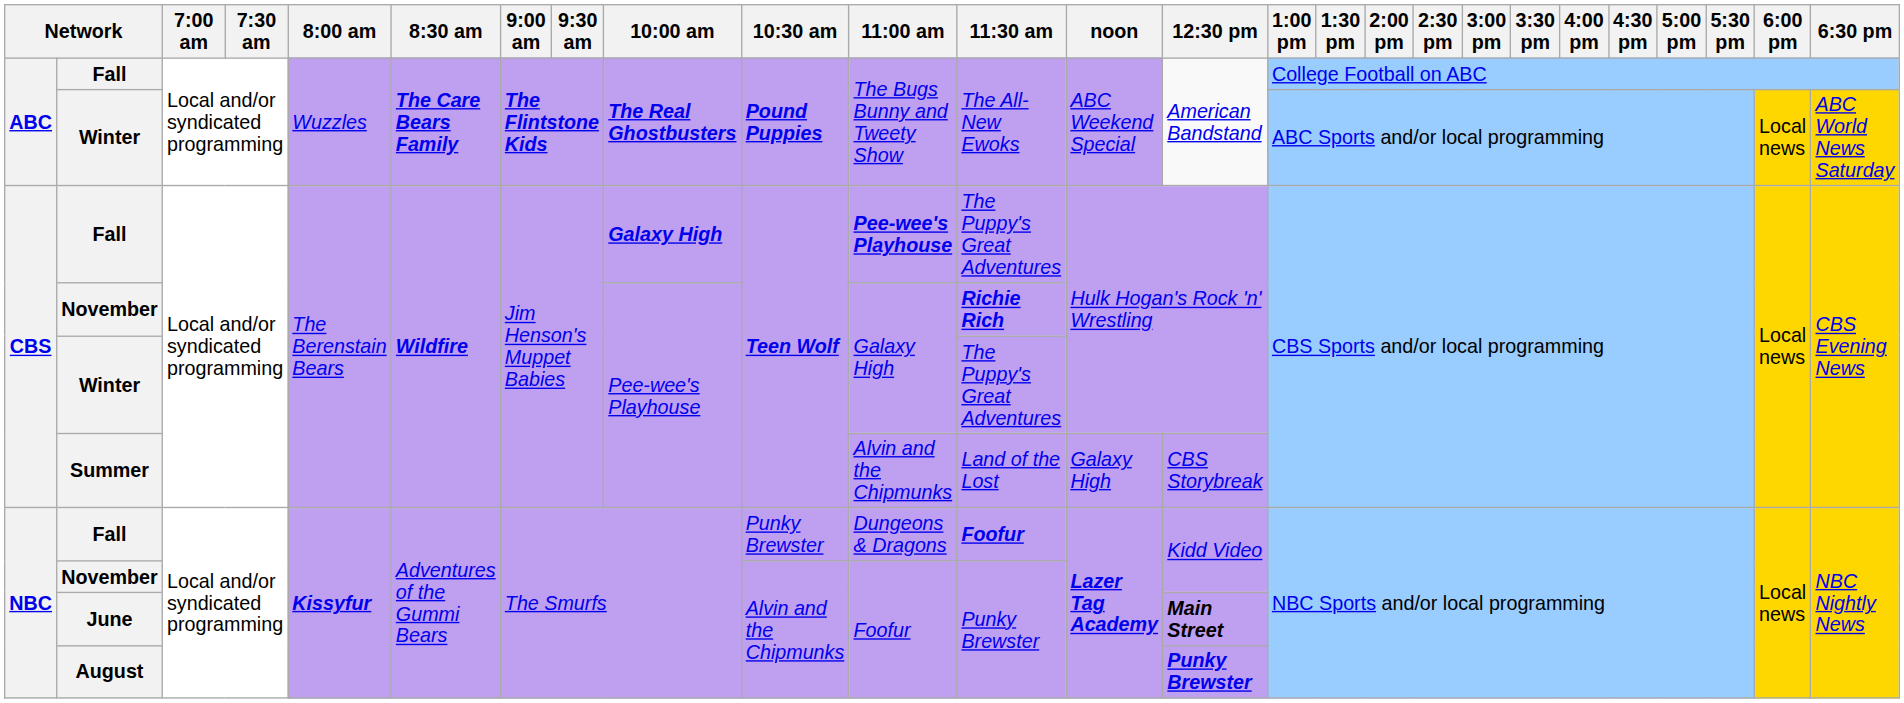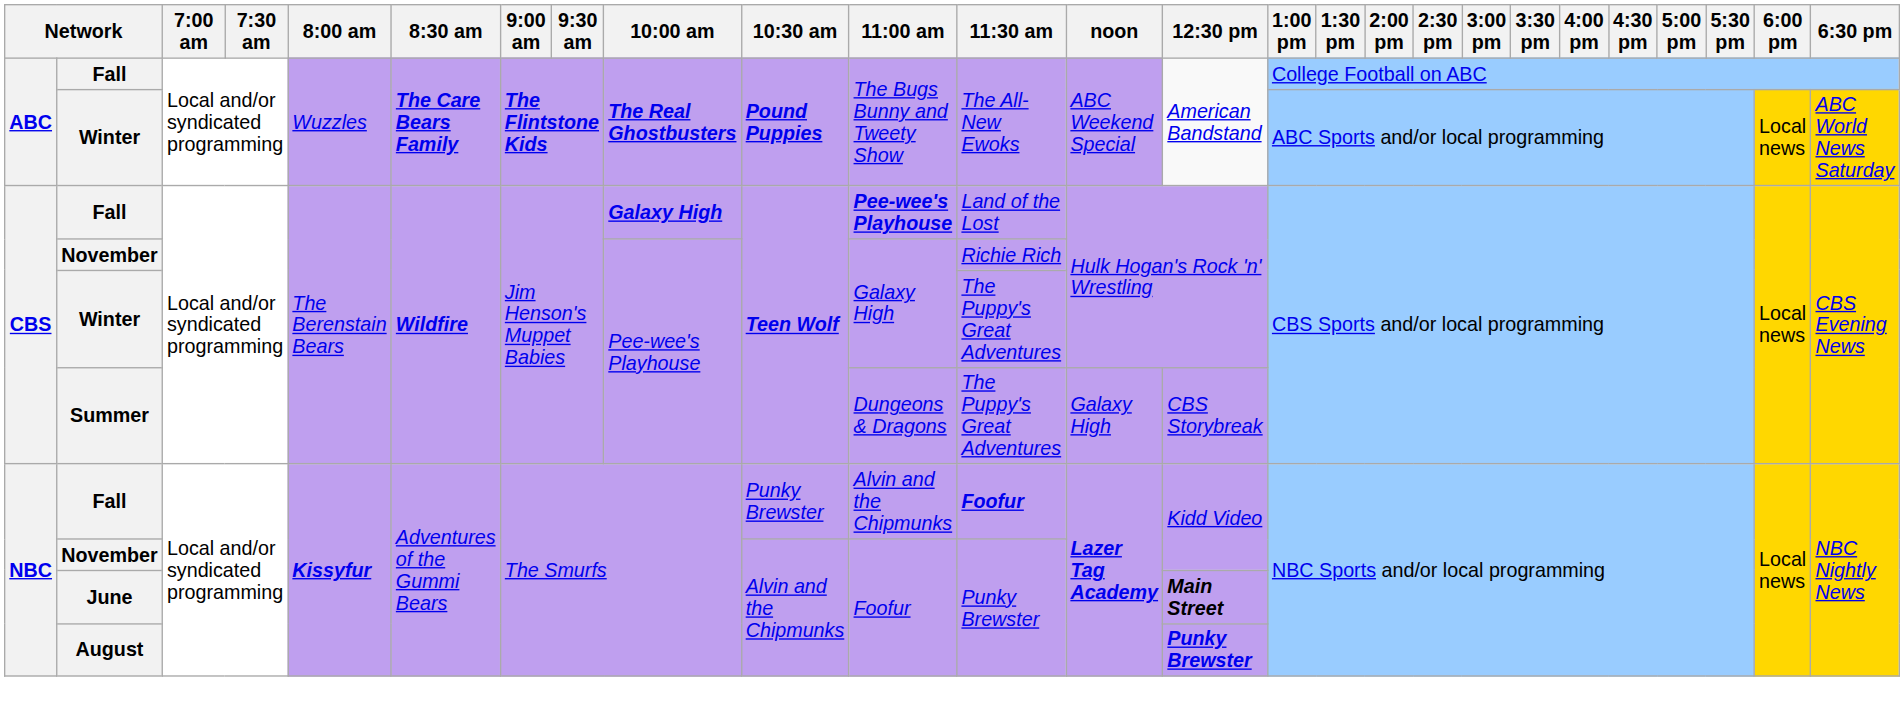(1011, 235) The Puppy's Great Adventures -> (1011, 213) Land of the Lost
(991, 310) bold -> (1011, 255) normal
(903, 471) Alvin and the Chipmunks -> (900, 416) Dungeons & Dragons
(1011, 471) Land of the Lost -> (1011, 416) The Puppy's Great Adventures
(900, 535) Dungeons & Dragons -> (903, 502) Alvin and the Chipmunks
